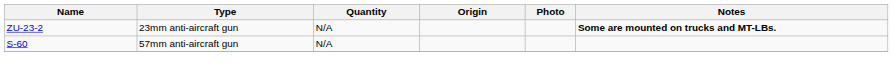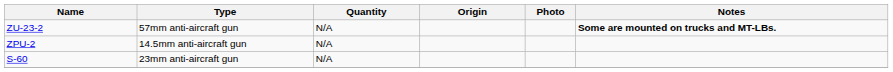(189, 28) 23mm anti-aircraft gun -> (189, 28) 57mm anti-aircraft gun
+ row: (21, 43)
(189, 43) 57mm anti-aircraft gun -> (189, 59) 23mm anti-aircraft gun
